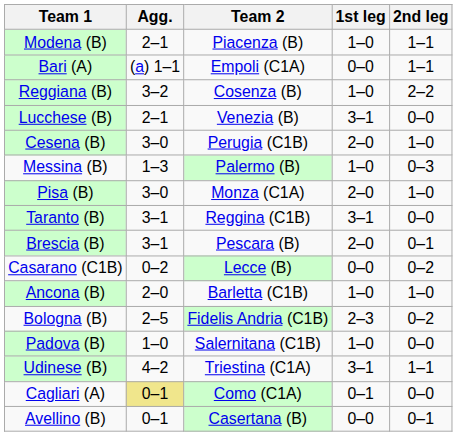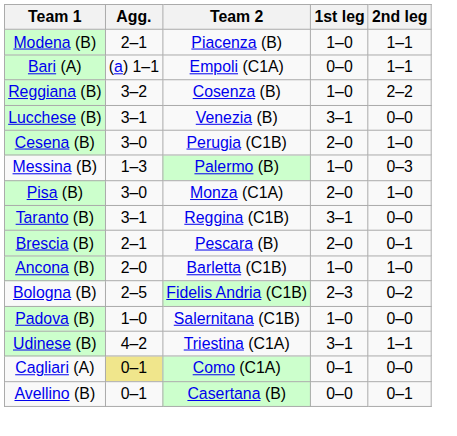(155, 117) 2–1 -> (134, 117) 3–1
(155, 243) 3–1 -> (134, 243) 2–1
- row: (65, 268)
